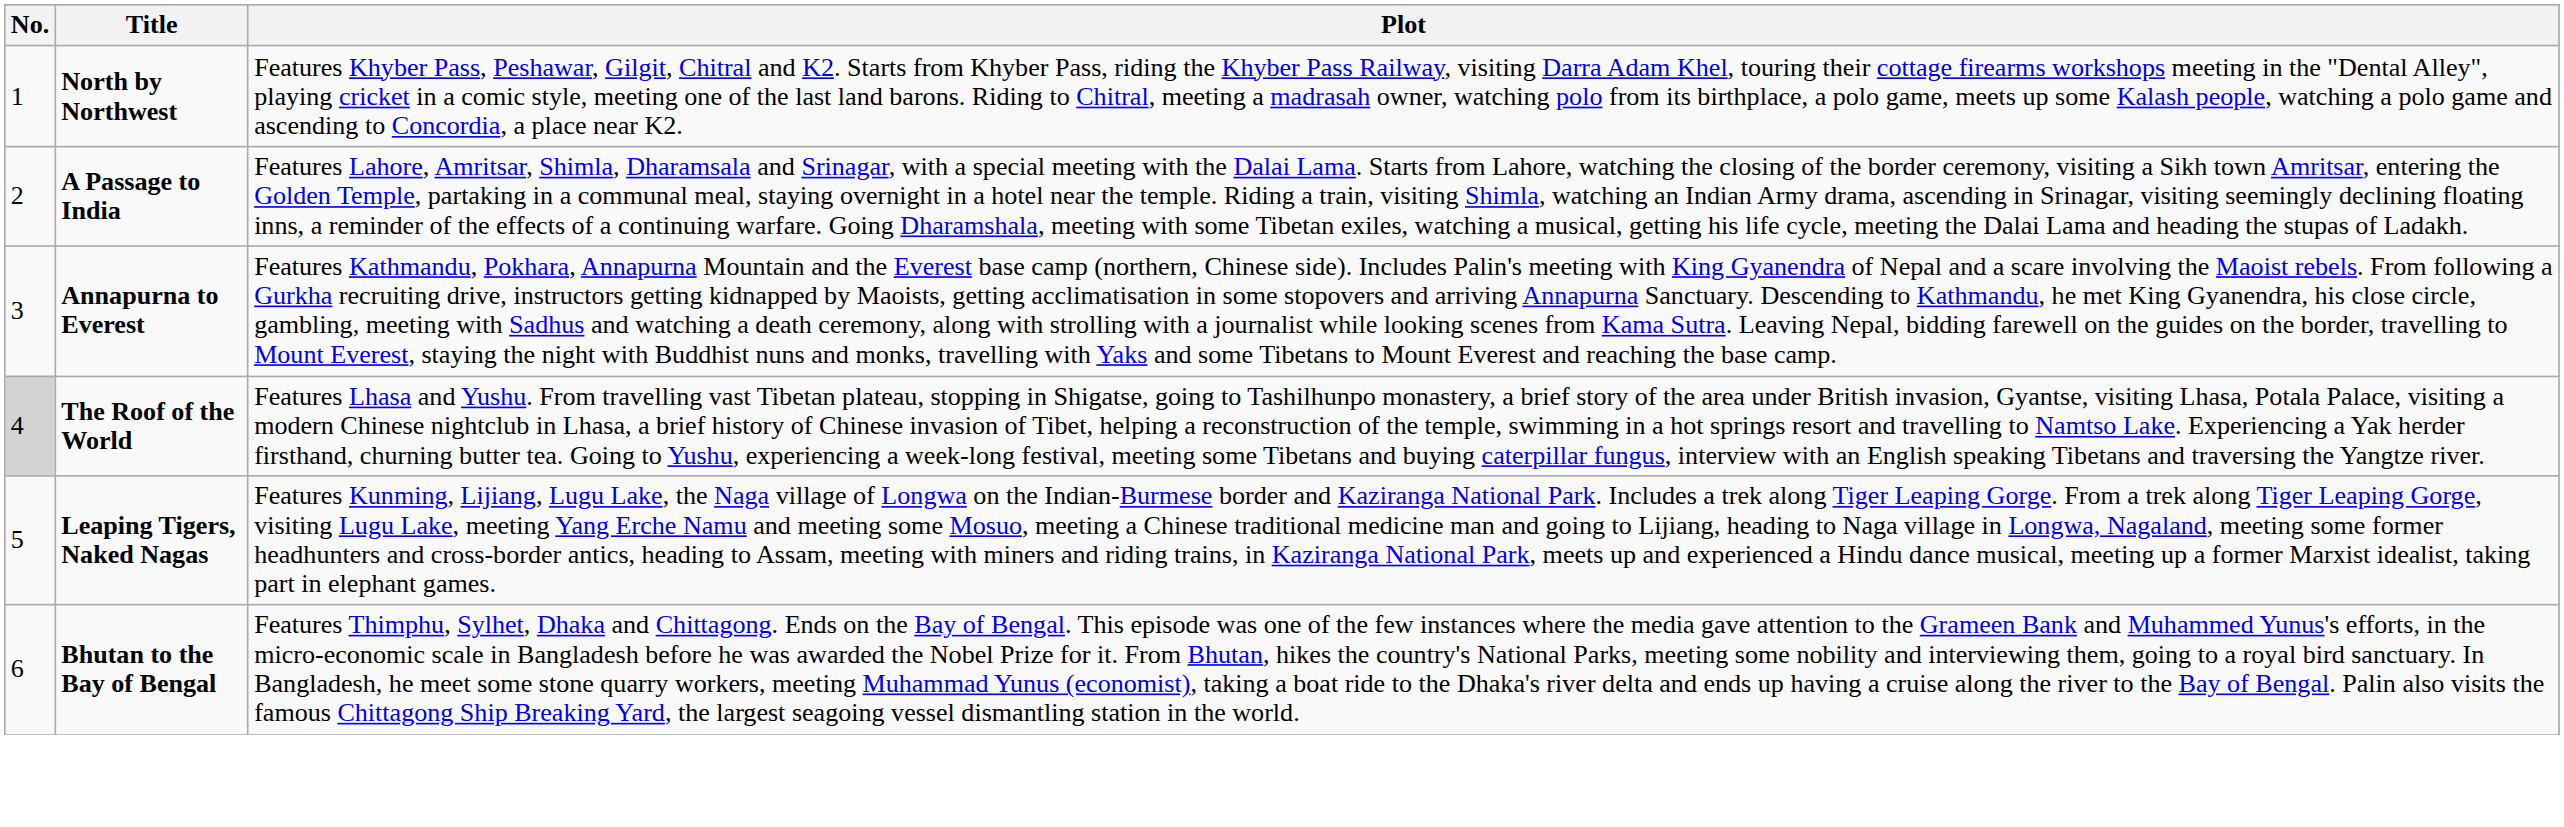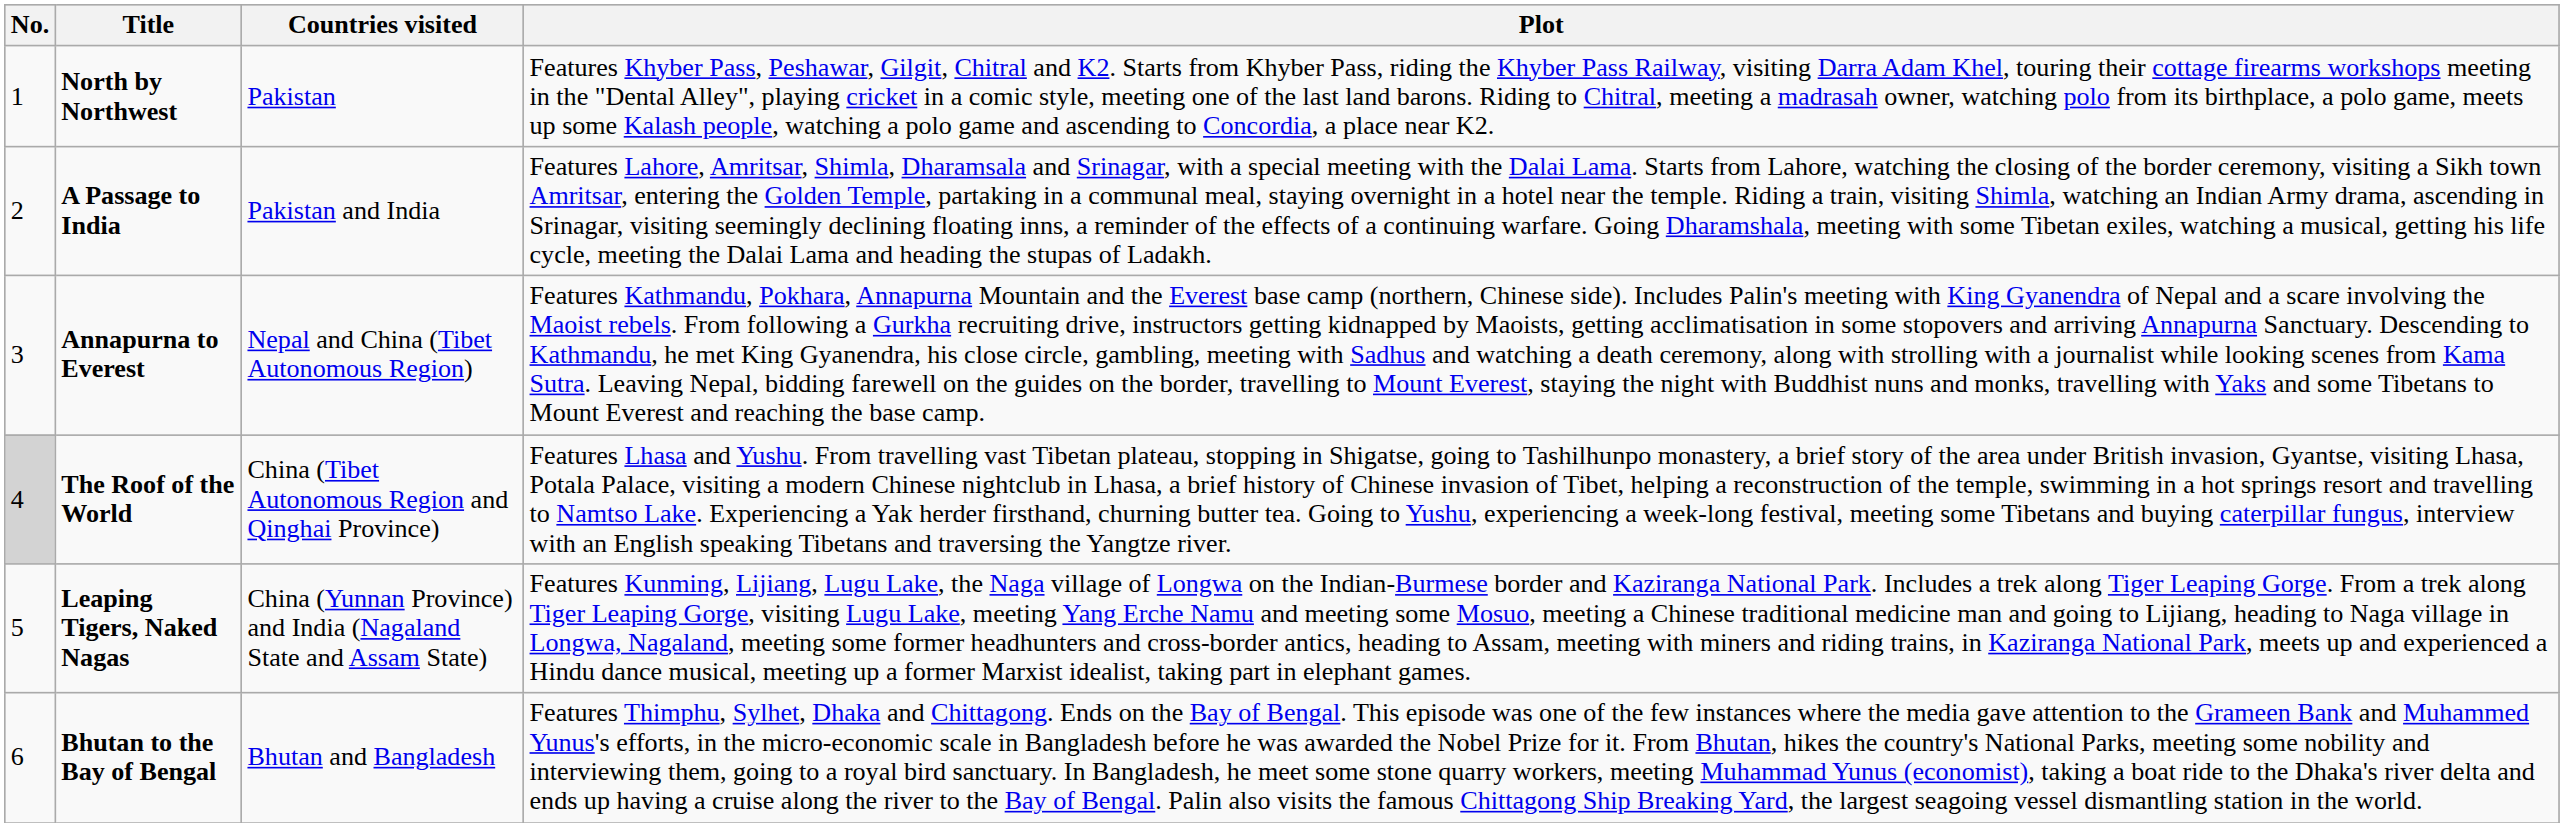+ column: (382, 25)
